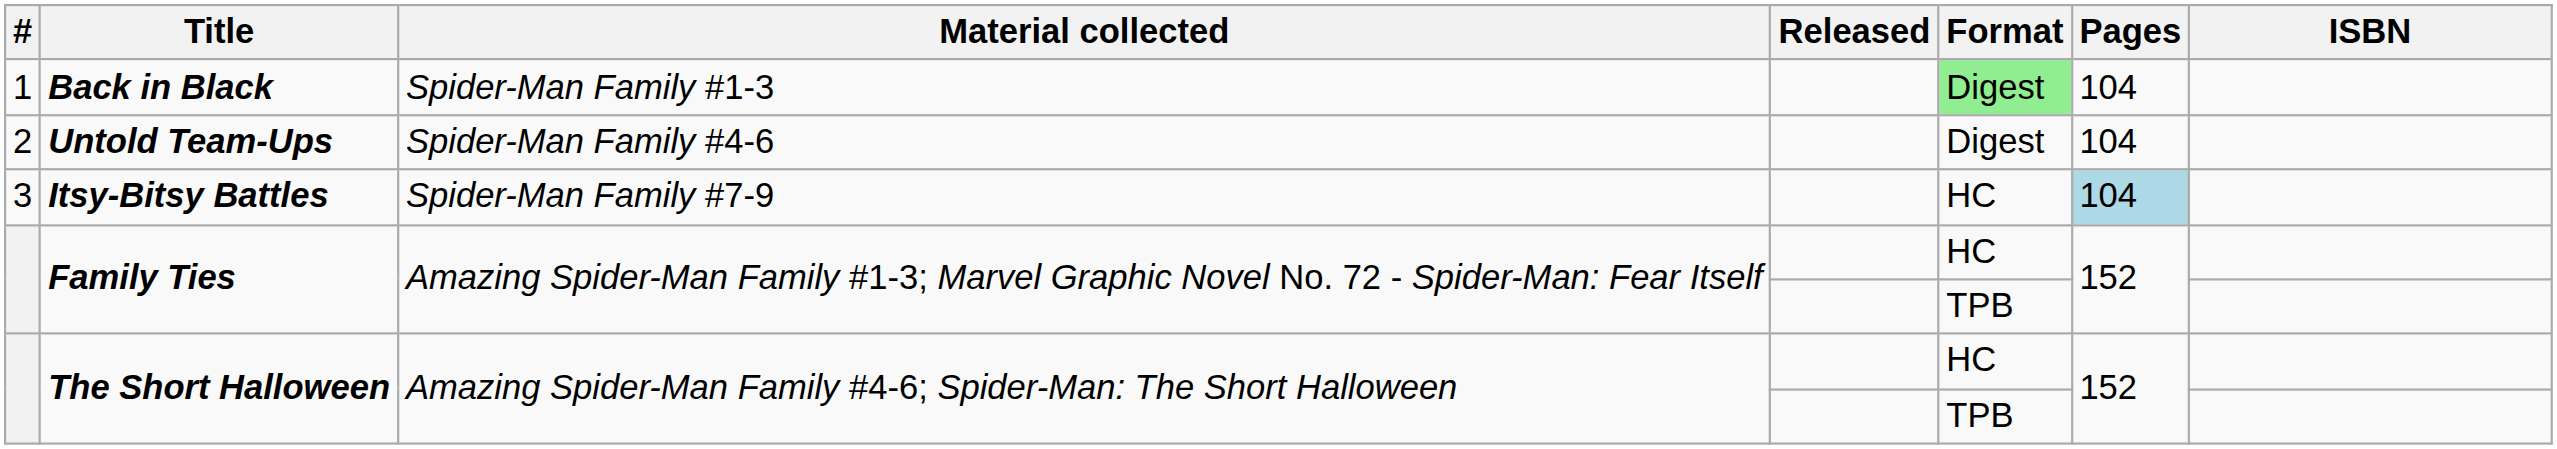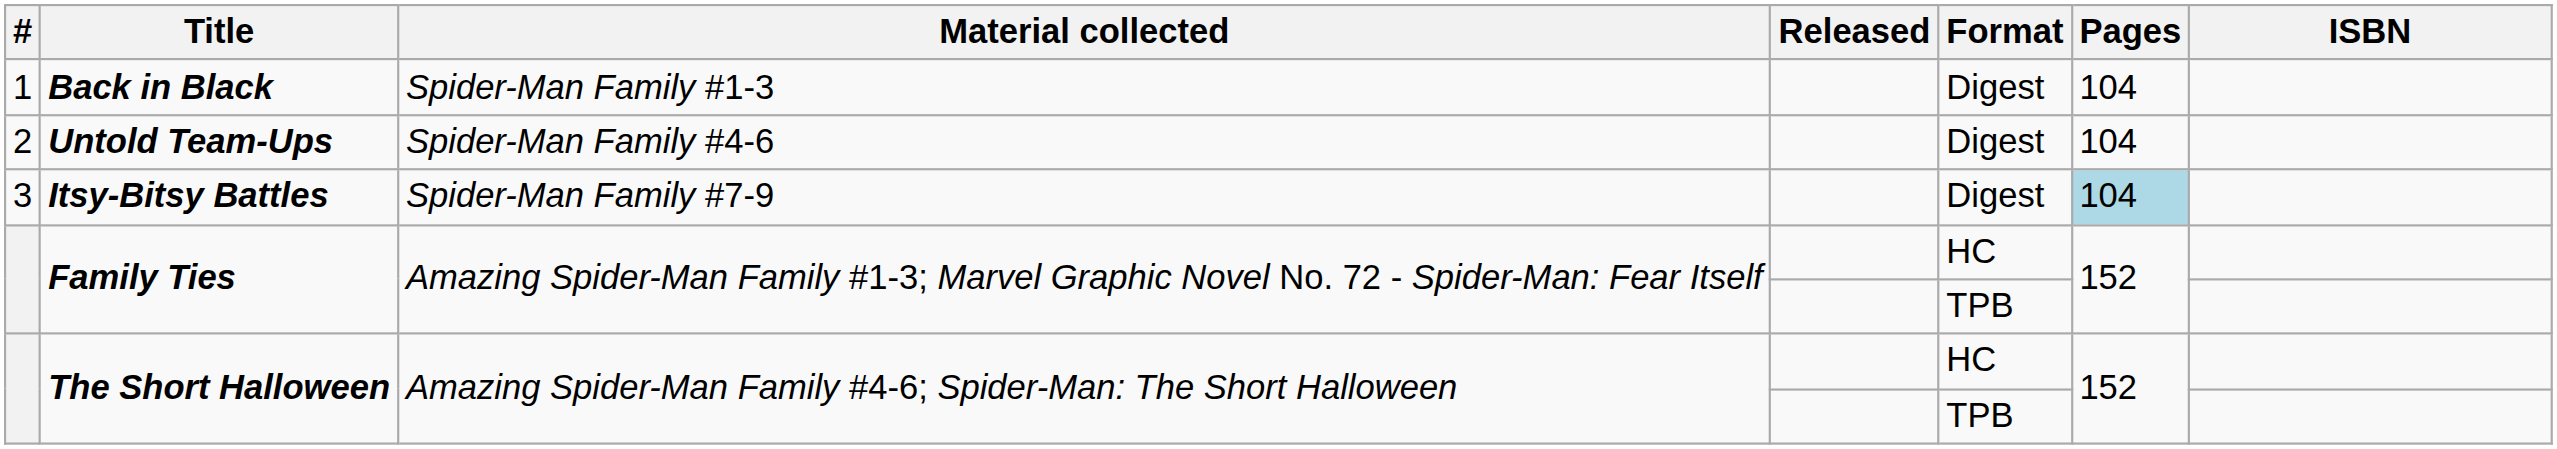(1995, 86) lightgreen background -> (1995, 86) no background
(1971, 196) HC -> (1995, 196) Digest
